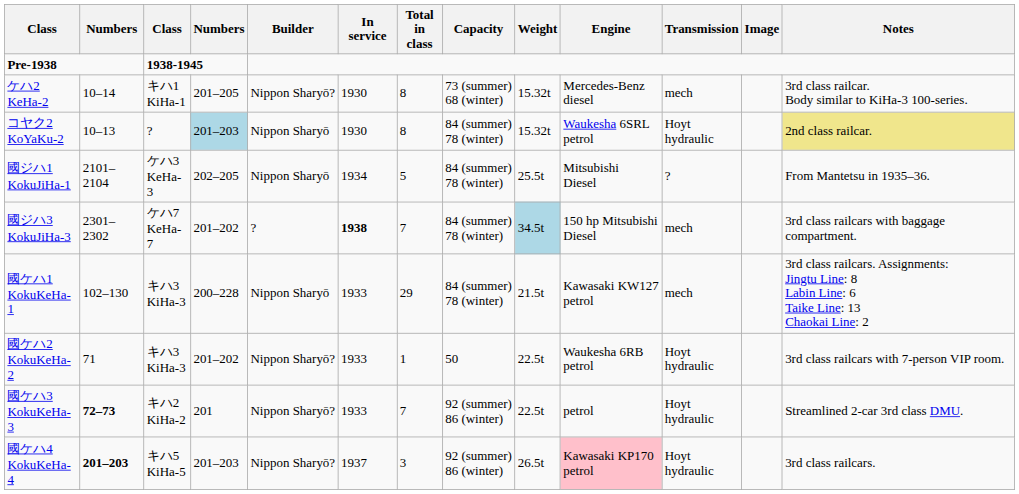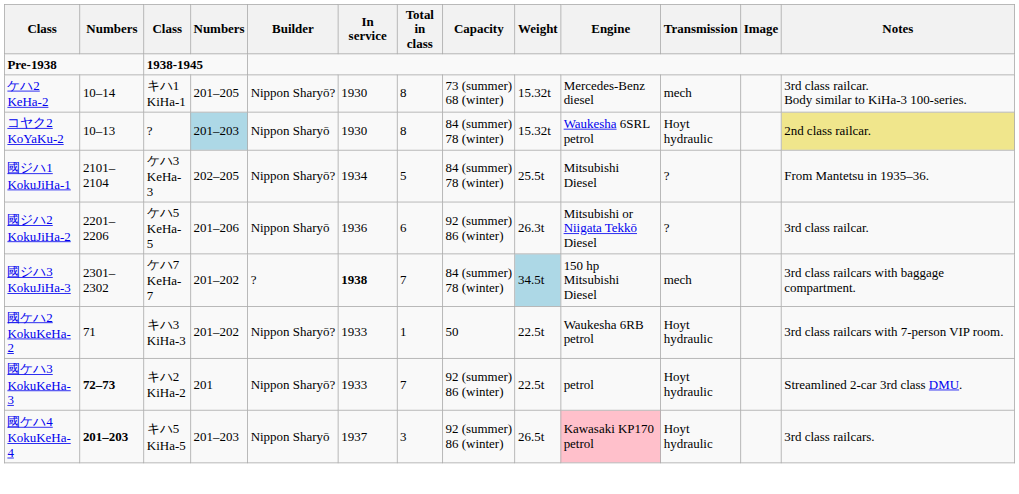(290, 175) Nippon Sharyō -> (293, 175) Nippon Sharyō?
+ row: (39, 228)
- row: (39, 294)
(293, 463) Nippon Sharyō? -> (290, 436) Nippon Sharyō
